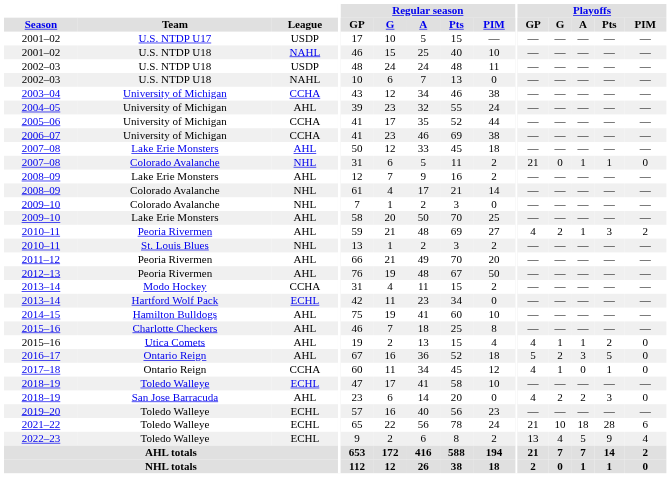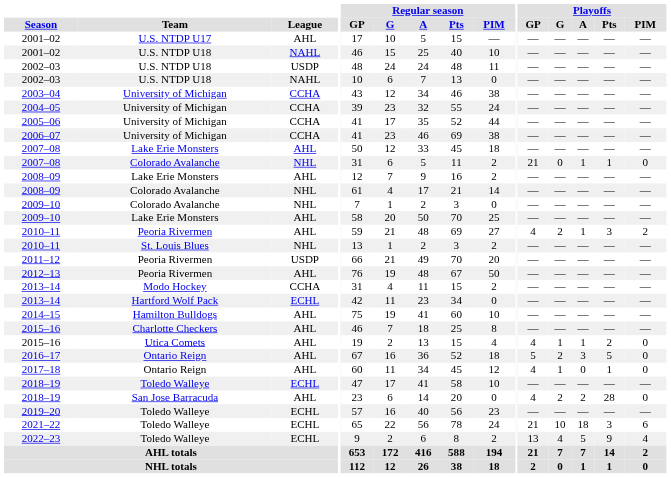(305, 38) USDP -> (305, 38) AHL
(305, 107) AHL -> (305, 107) CCHA
(305, 259) AHL -> (305, 259) USDP
(305, 369) CCHA -> (305, 369) AHL
(609, 397) 3 -> (609, 397) 28
(609, 425) 28 -> (609, 425) 3
